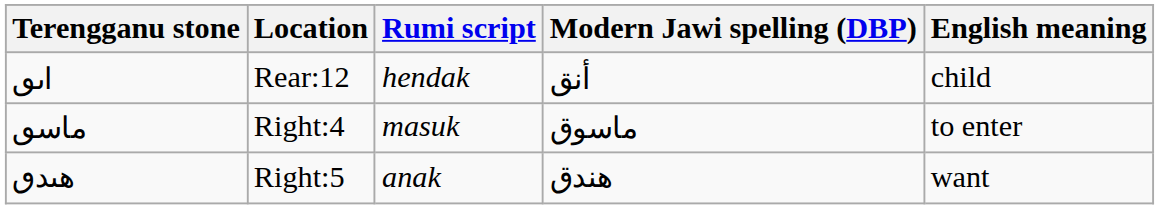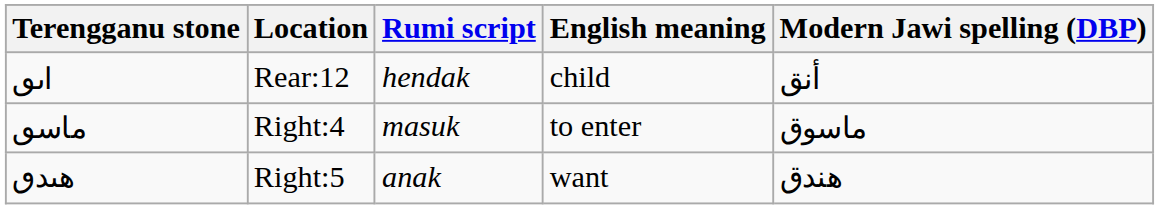columns swapped: (1039, 28) <-> (733, 28)
